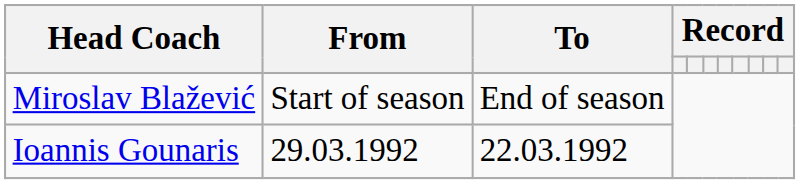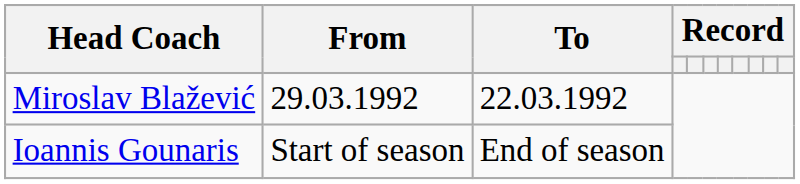(367, 98) Start of season -> (345, 98) 29.03.1992
(572, 98) End of season -> (554, 98) 22.03.1992
(345, 150) 29.03.1992 -> (367, 150) Start of season
(554, 150) 22.03.1992 -> (572, 150) End of season
